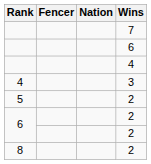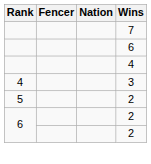- row: (20, 151)
